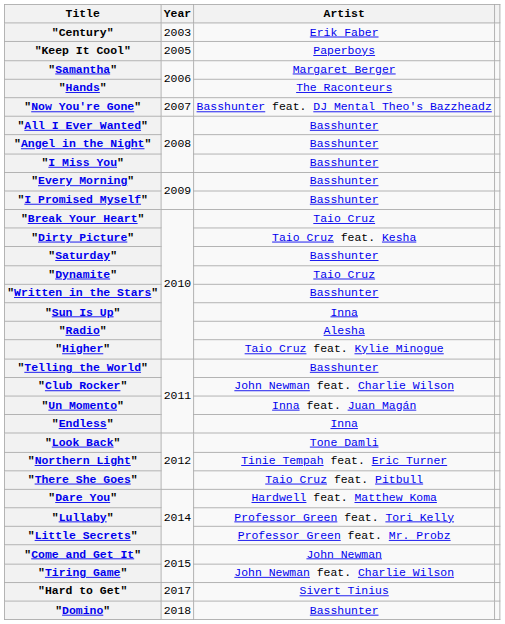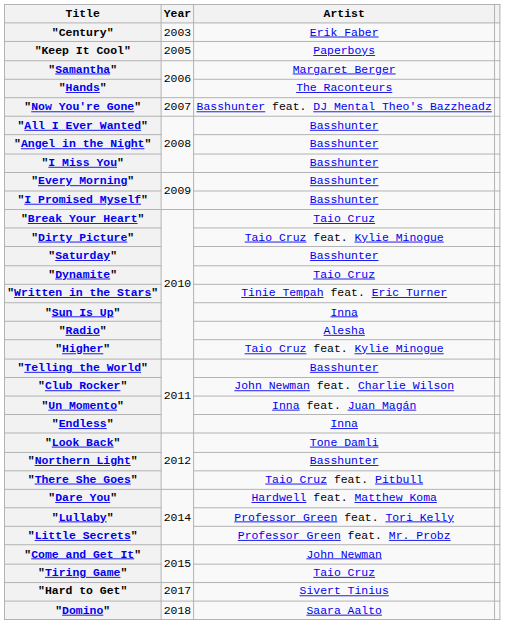(344, 238) Taio Cruz feat. Kesha -> (344, 238) Taio Cruz feat. Kylie Minogue
(344, 293) Basshunter -> (344, 293) Tinie Tempah feat. Eric Turner
(344, 461) Tinie Tempah feat. Eric Turner -> (344, 461) Basshunter
(344, 573) John Newman feat. Charlie Wilson -> (344, 573) Taio Cruz
(344, 610) Basshunter -> (344, 610) Saara Aalto
